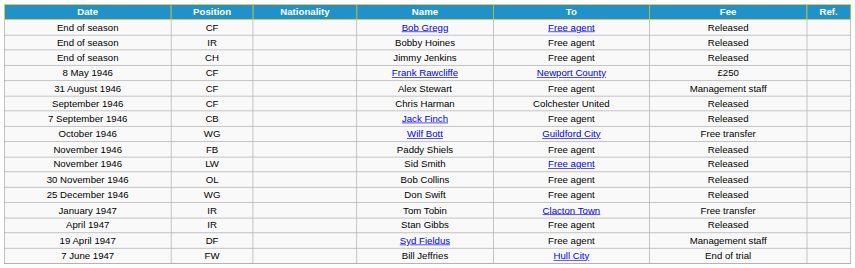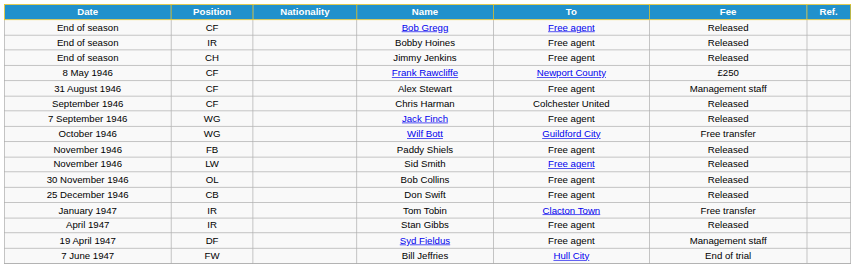(212, 119) CB -> (212, 119) WG
(212, 195) WG -> (212, 195) CB
